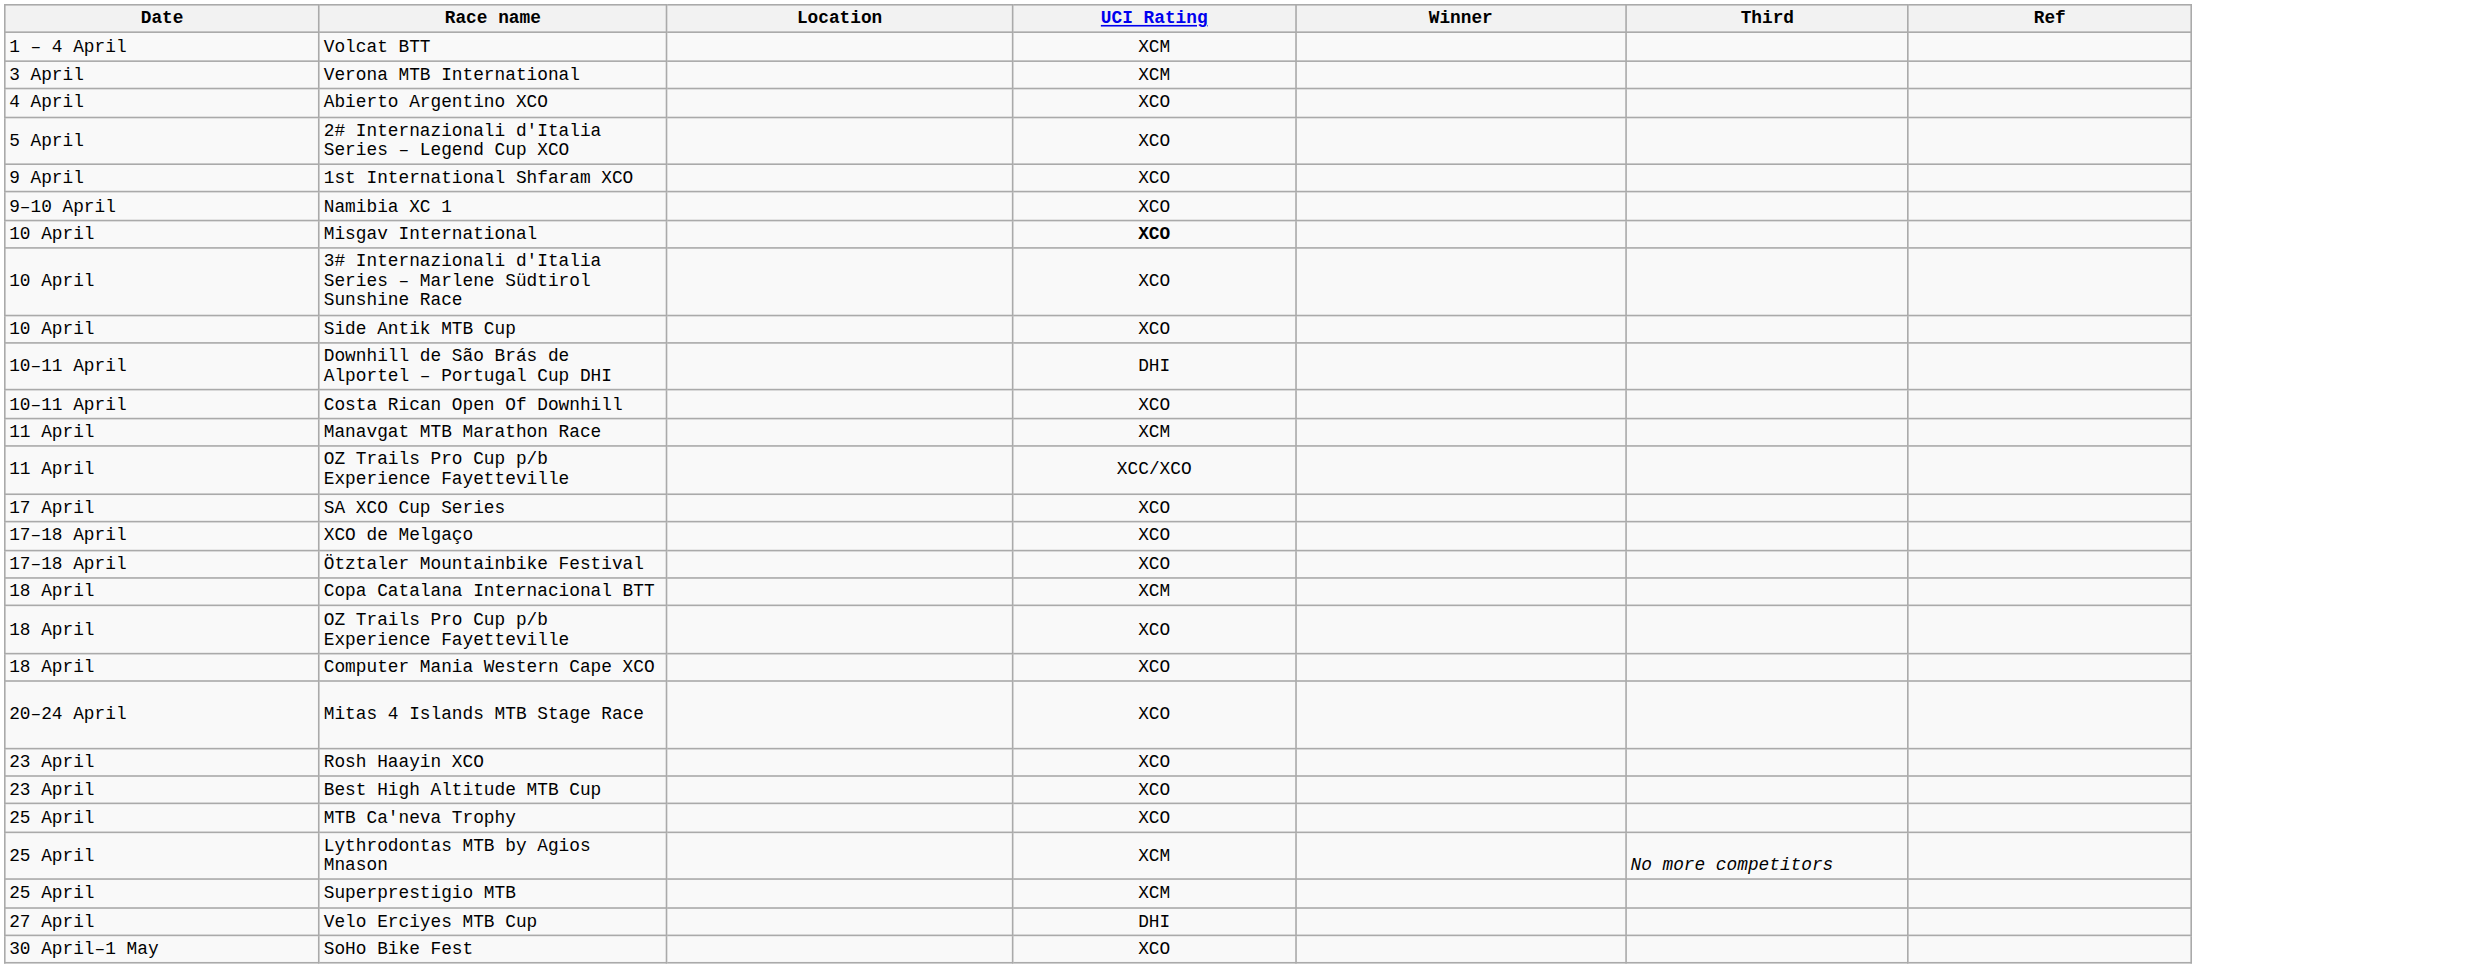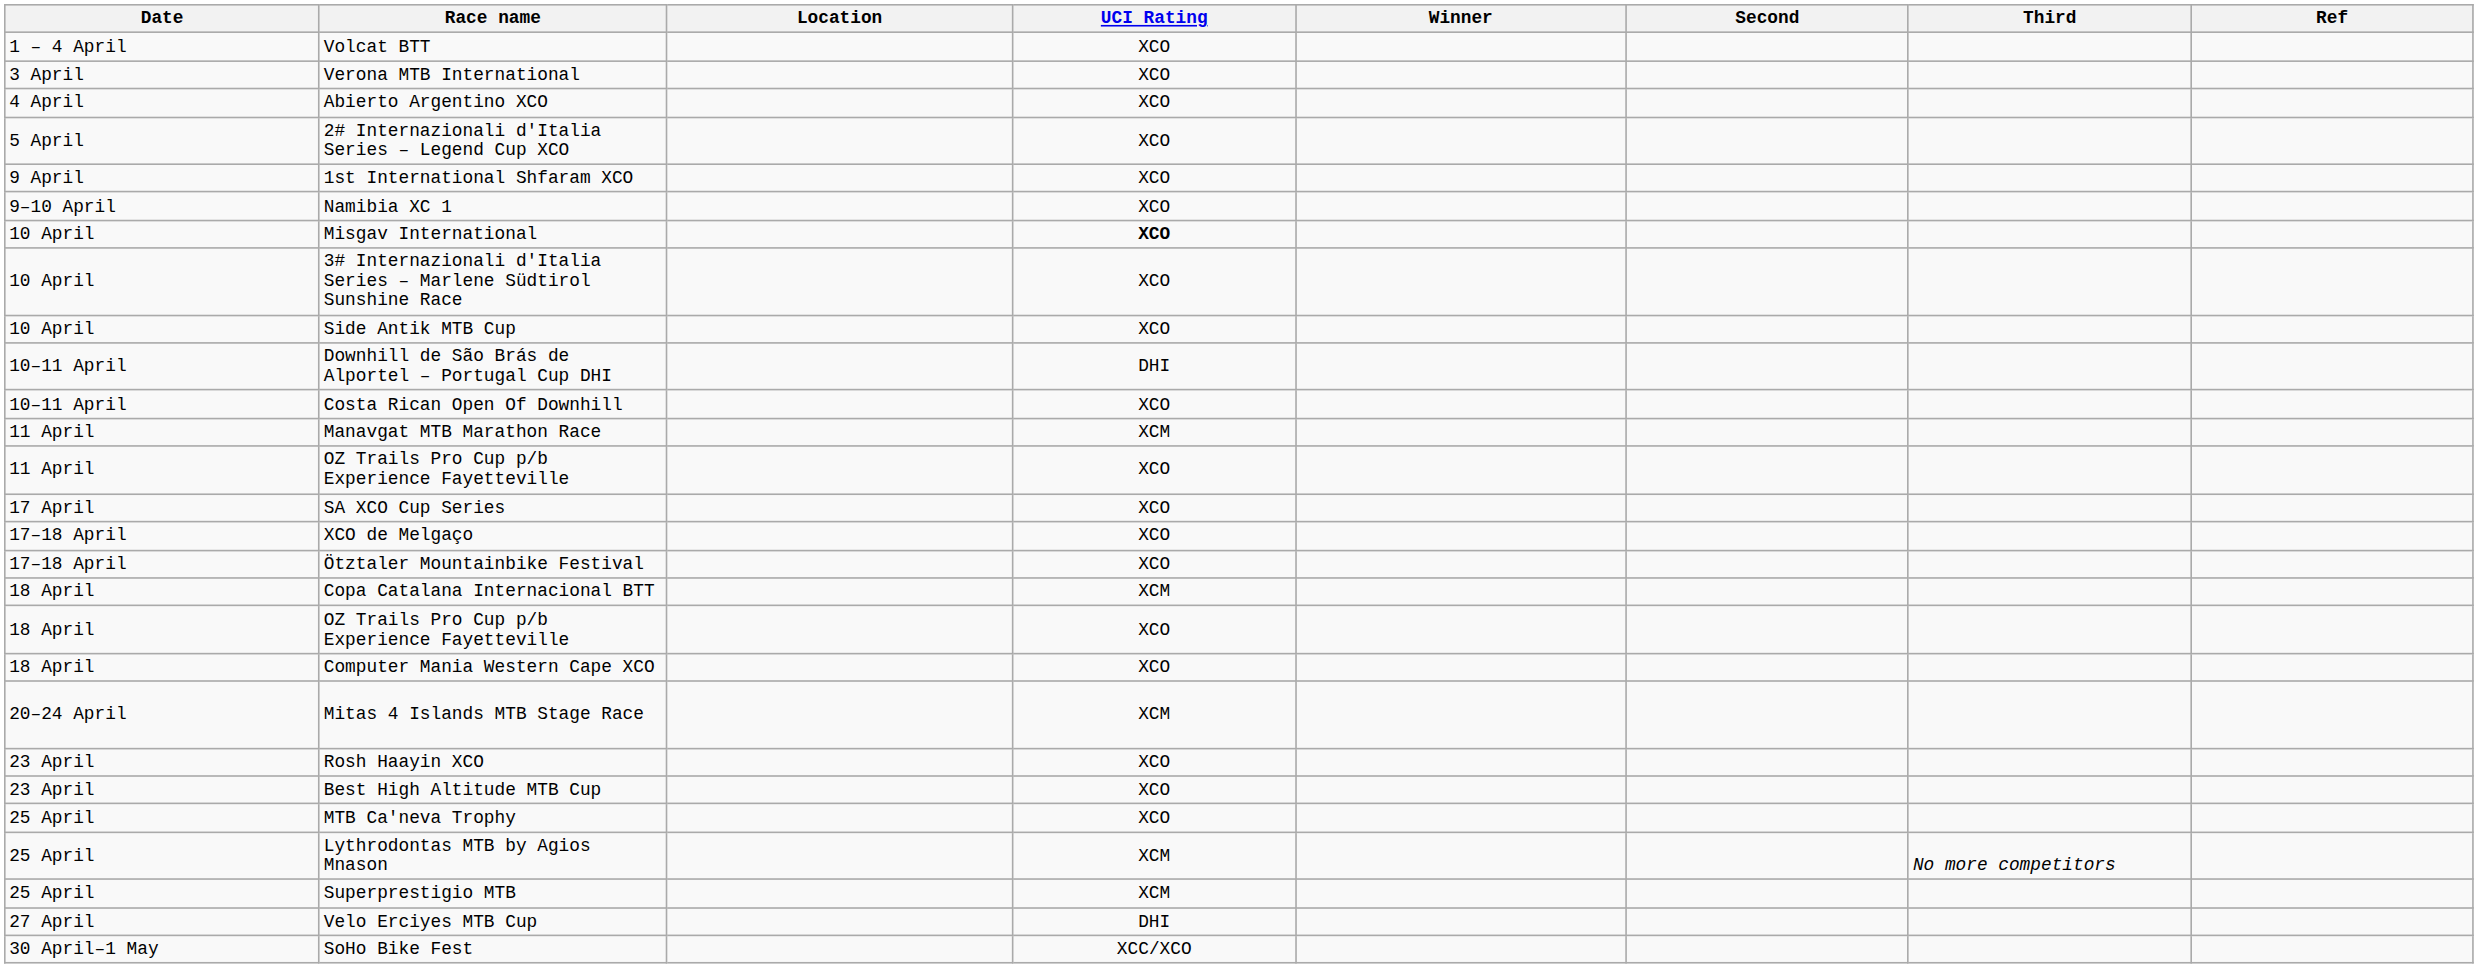+ column: (1767, 19)
(1154, 47) XCM -> (1154, 47) XCO
(1154, 75) XCM -> (1154, 75) XCO
(1154, 470) XCC/XCO -> (1154, 470) XCO
(1154, 715) XCO -> (1154, 715) XCM
(1154, 949) XCO -> (1154, 949) XCC/XCO
